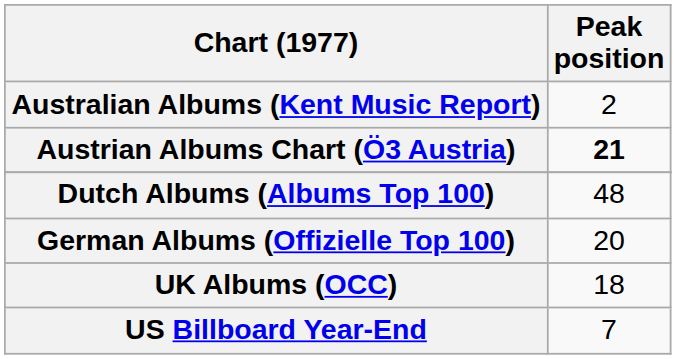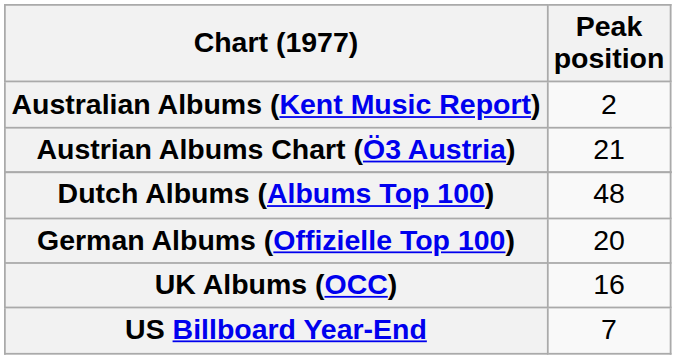(609, 149) bold -> (609, 149) normal
(609, 284) 18 -> (609, 284) 16
